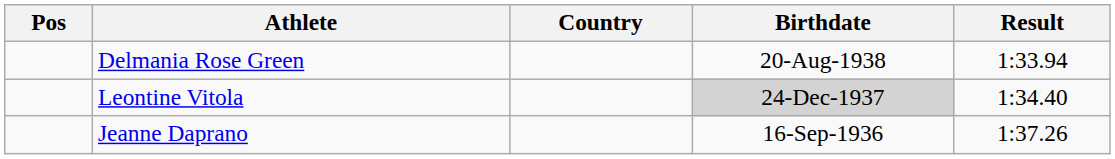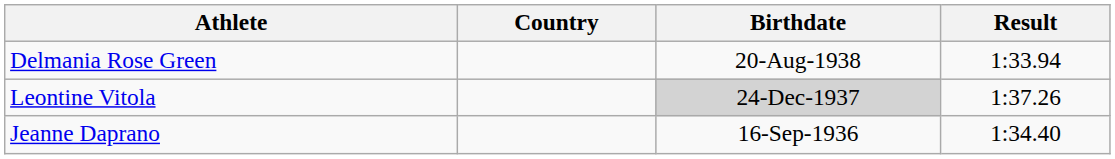- column: (49, 23)
(1032, 97) 1:34.40 -> (1026, 97) 1:37.26
(1032, 134) 1:37.26 -> (1026, 134) 1:34.40
